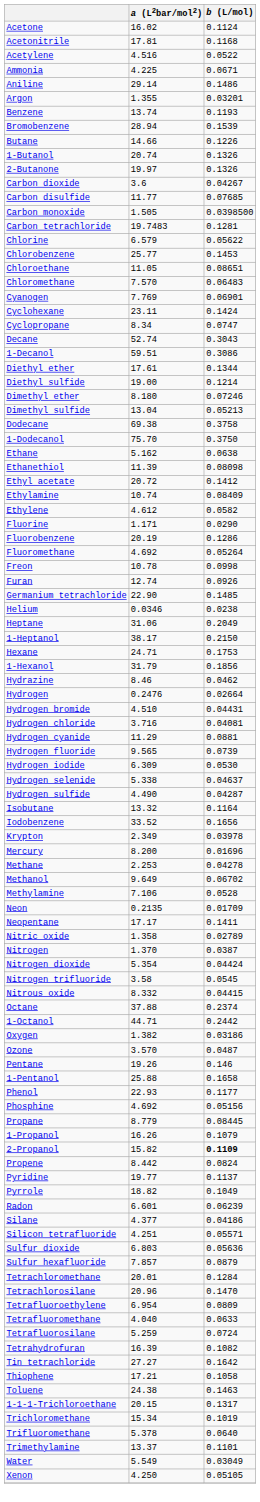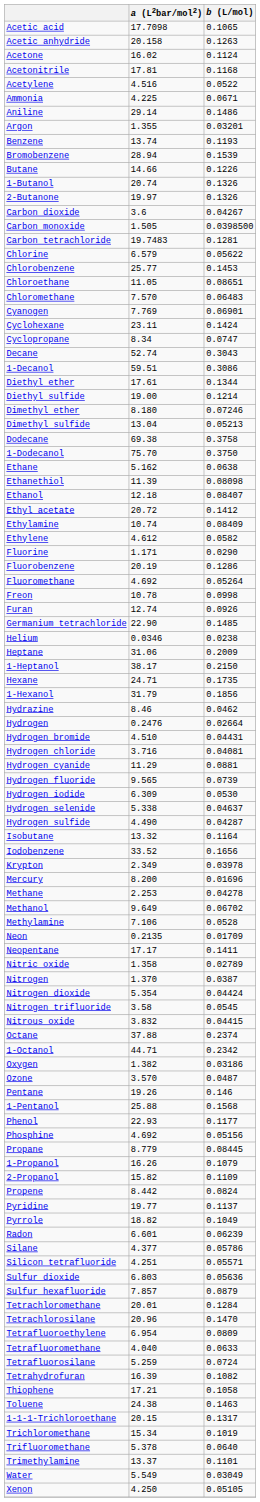+ row: (35, 28)
+ row: (48, 42)
- row: (48, 198)
+ row: (25, 496)
(222, 624) 0.2049 -> (222, 652) 0.2009
(222, 652) 0.1753 -> (222, 681) 0.1735
(144, 993) 8.332 -> (144, 1022) 3.832
(222, 1022) 0.2442 -> (222, 1050) 0.2342
(222, 1078) 0.1658 -> (222, 1107) 0.1568
(222, 1149) bold -> (222, 1178) normal
(225, 1220) 0.04186 -> (225, 1249) 0.05786
- row: (51, 1362)
